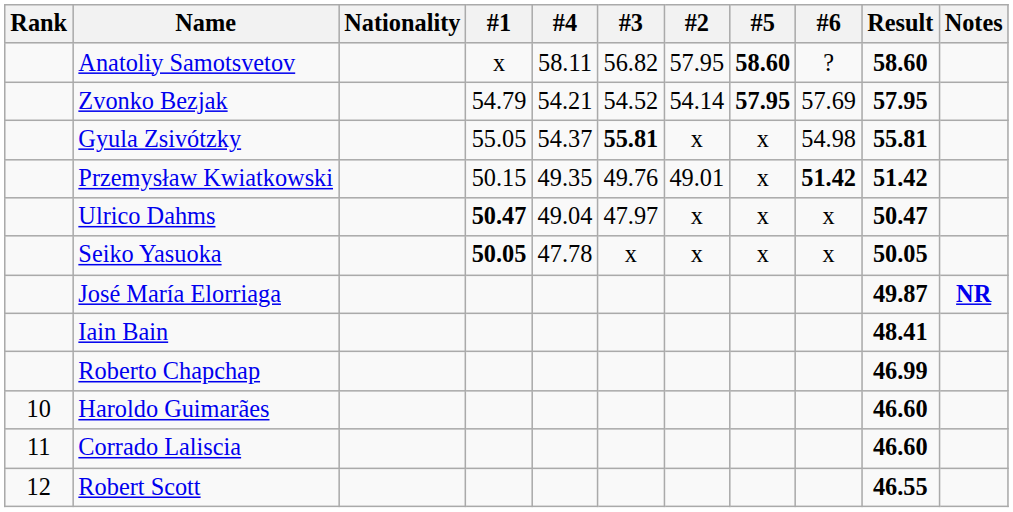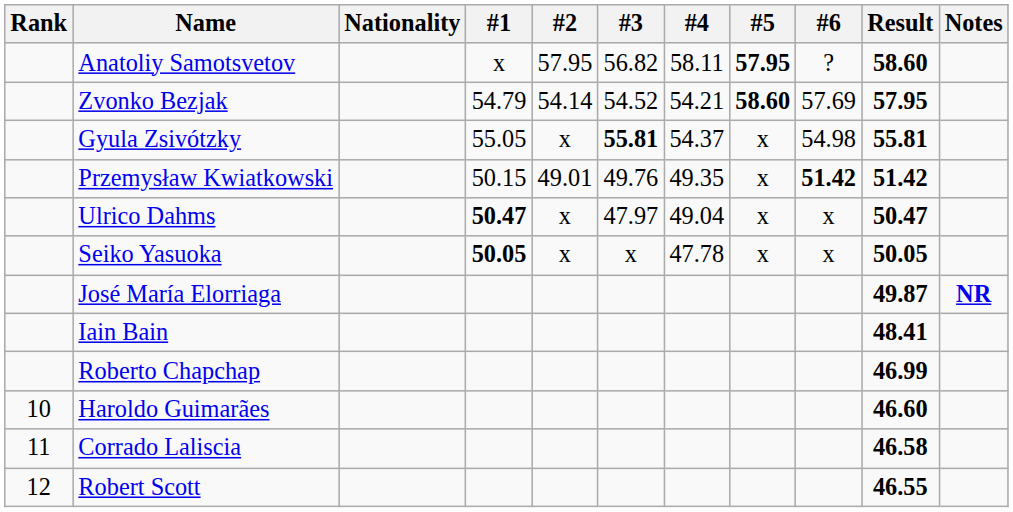columns swapped: (697, 23) <-> (565, 23)
(763, 62) 58.60 -> (763, 62) 57.95
(763, 100) 57.95 -> (763, 100) 58.60
(900, 448) 46.60 -> (900, 448) 46.58
